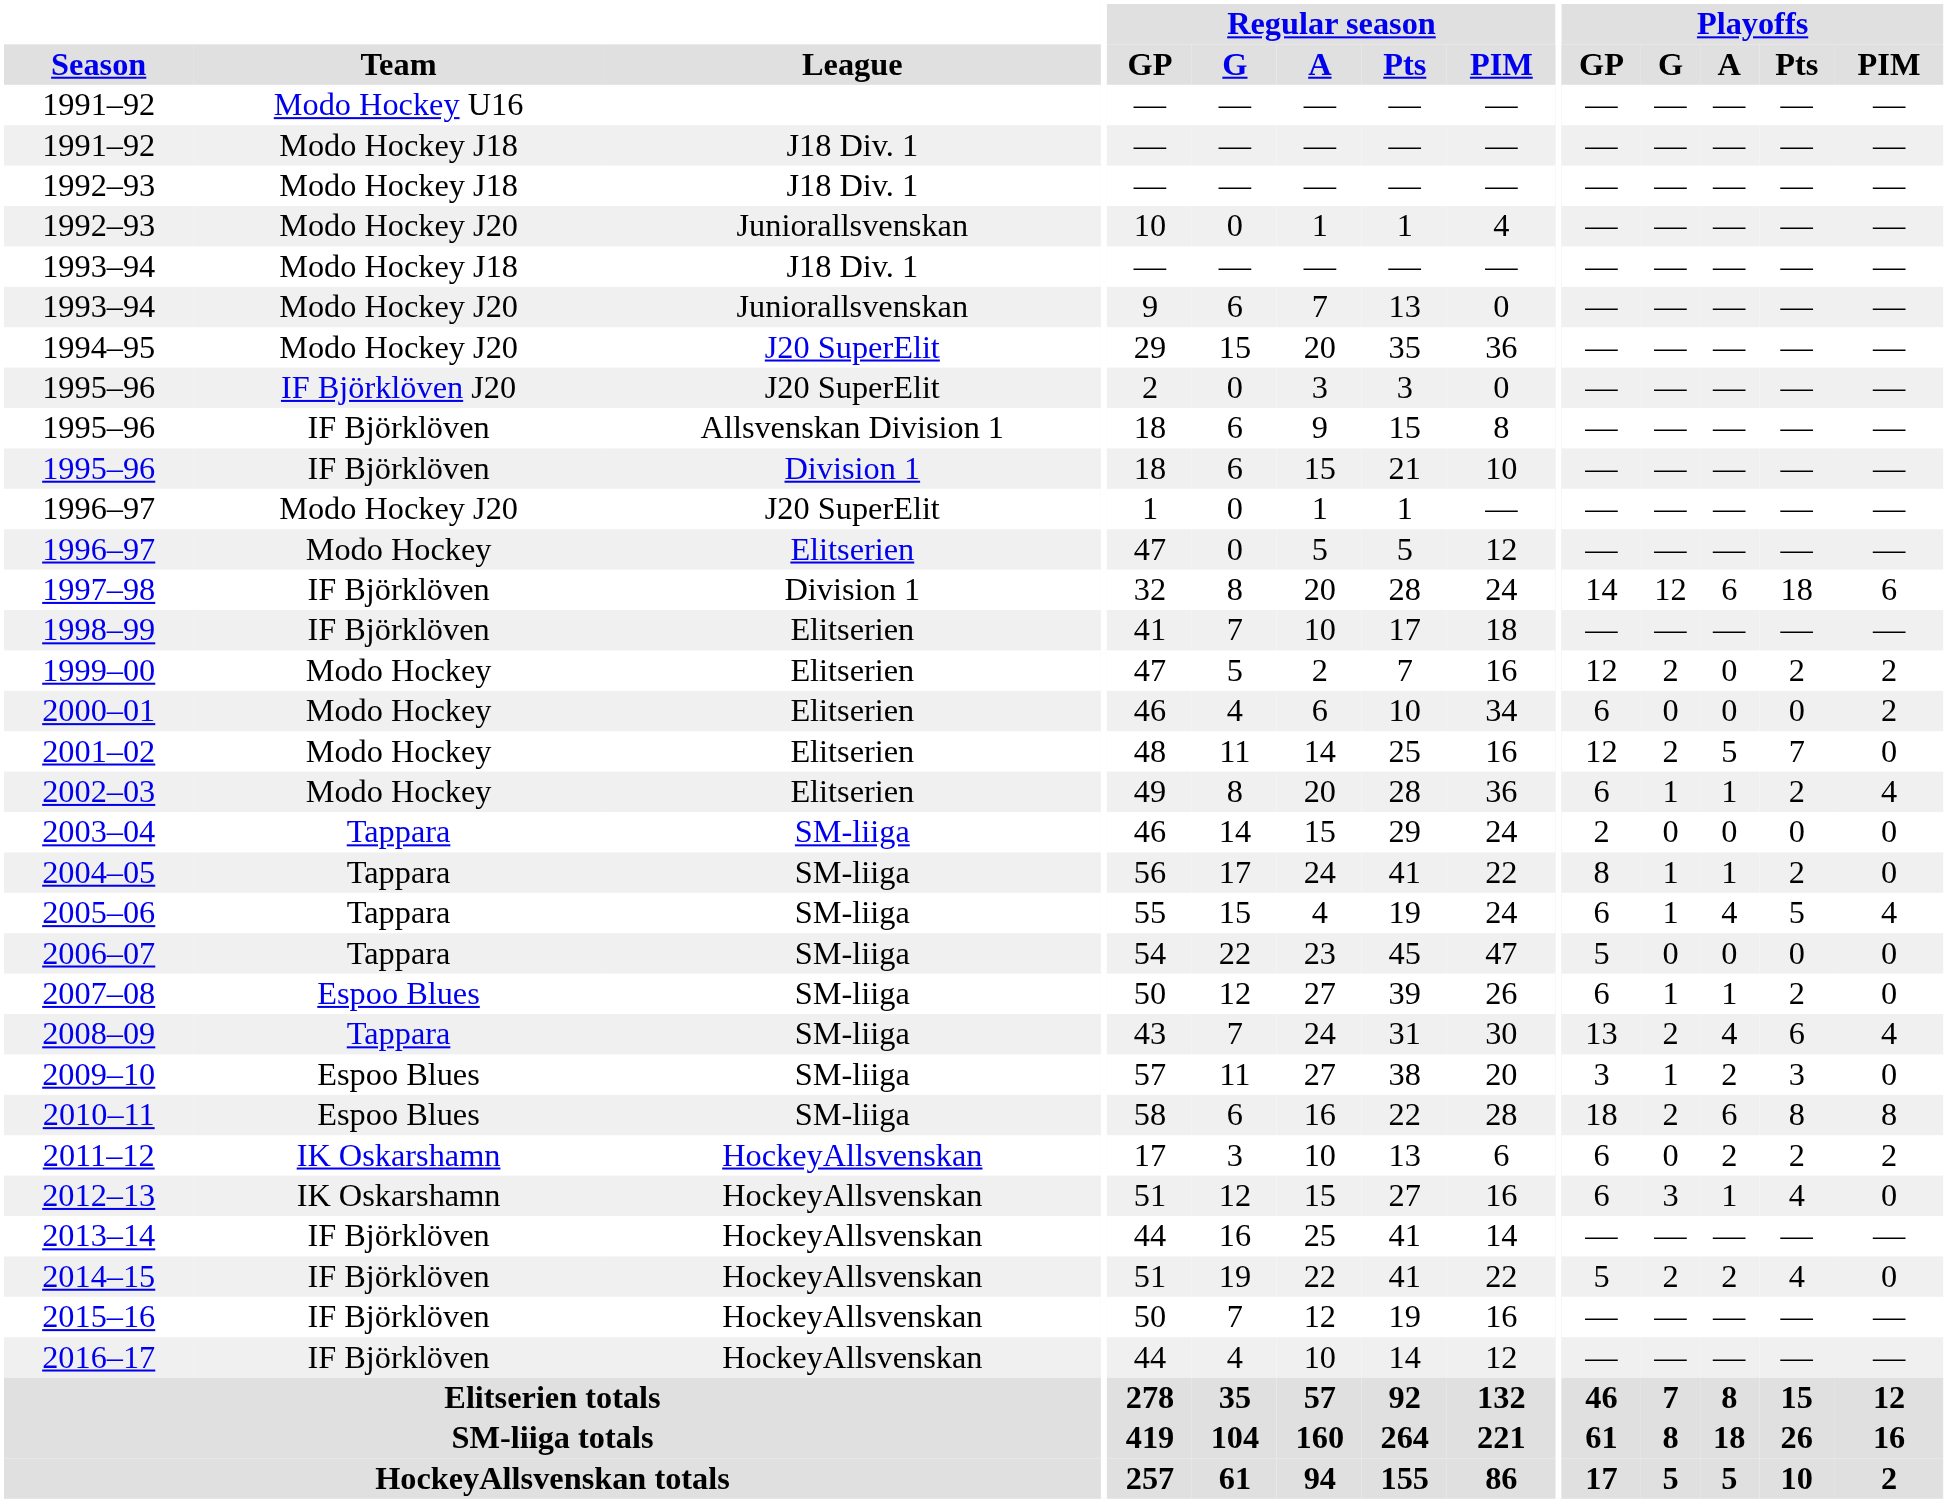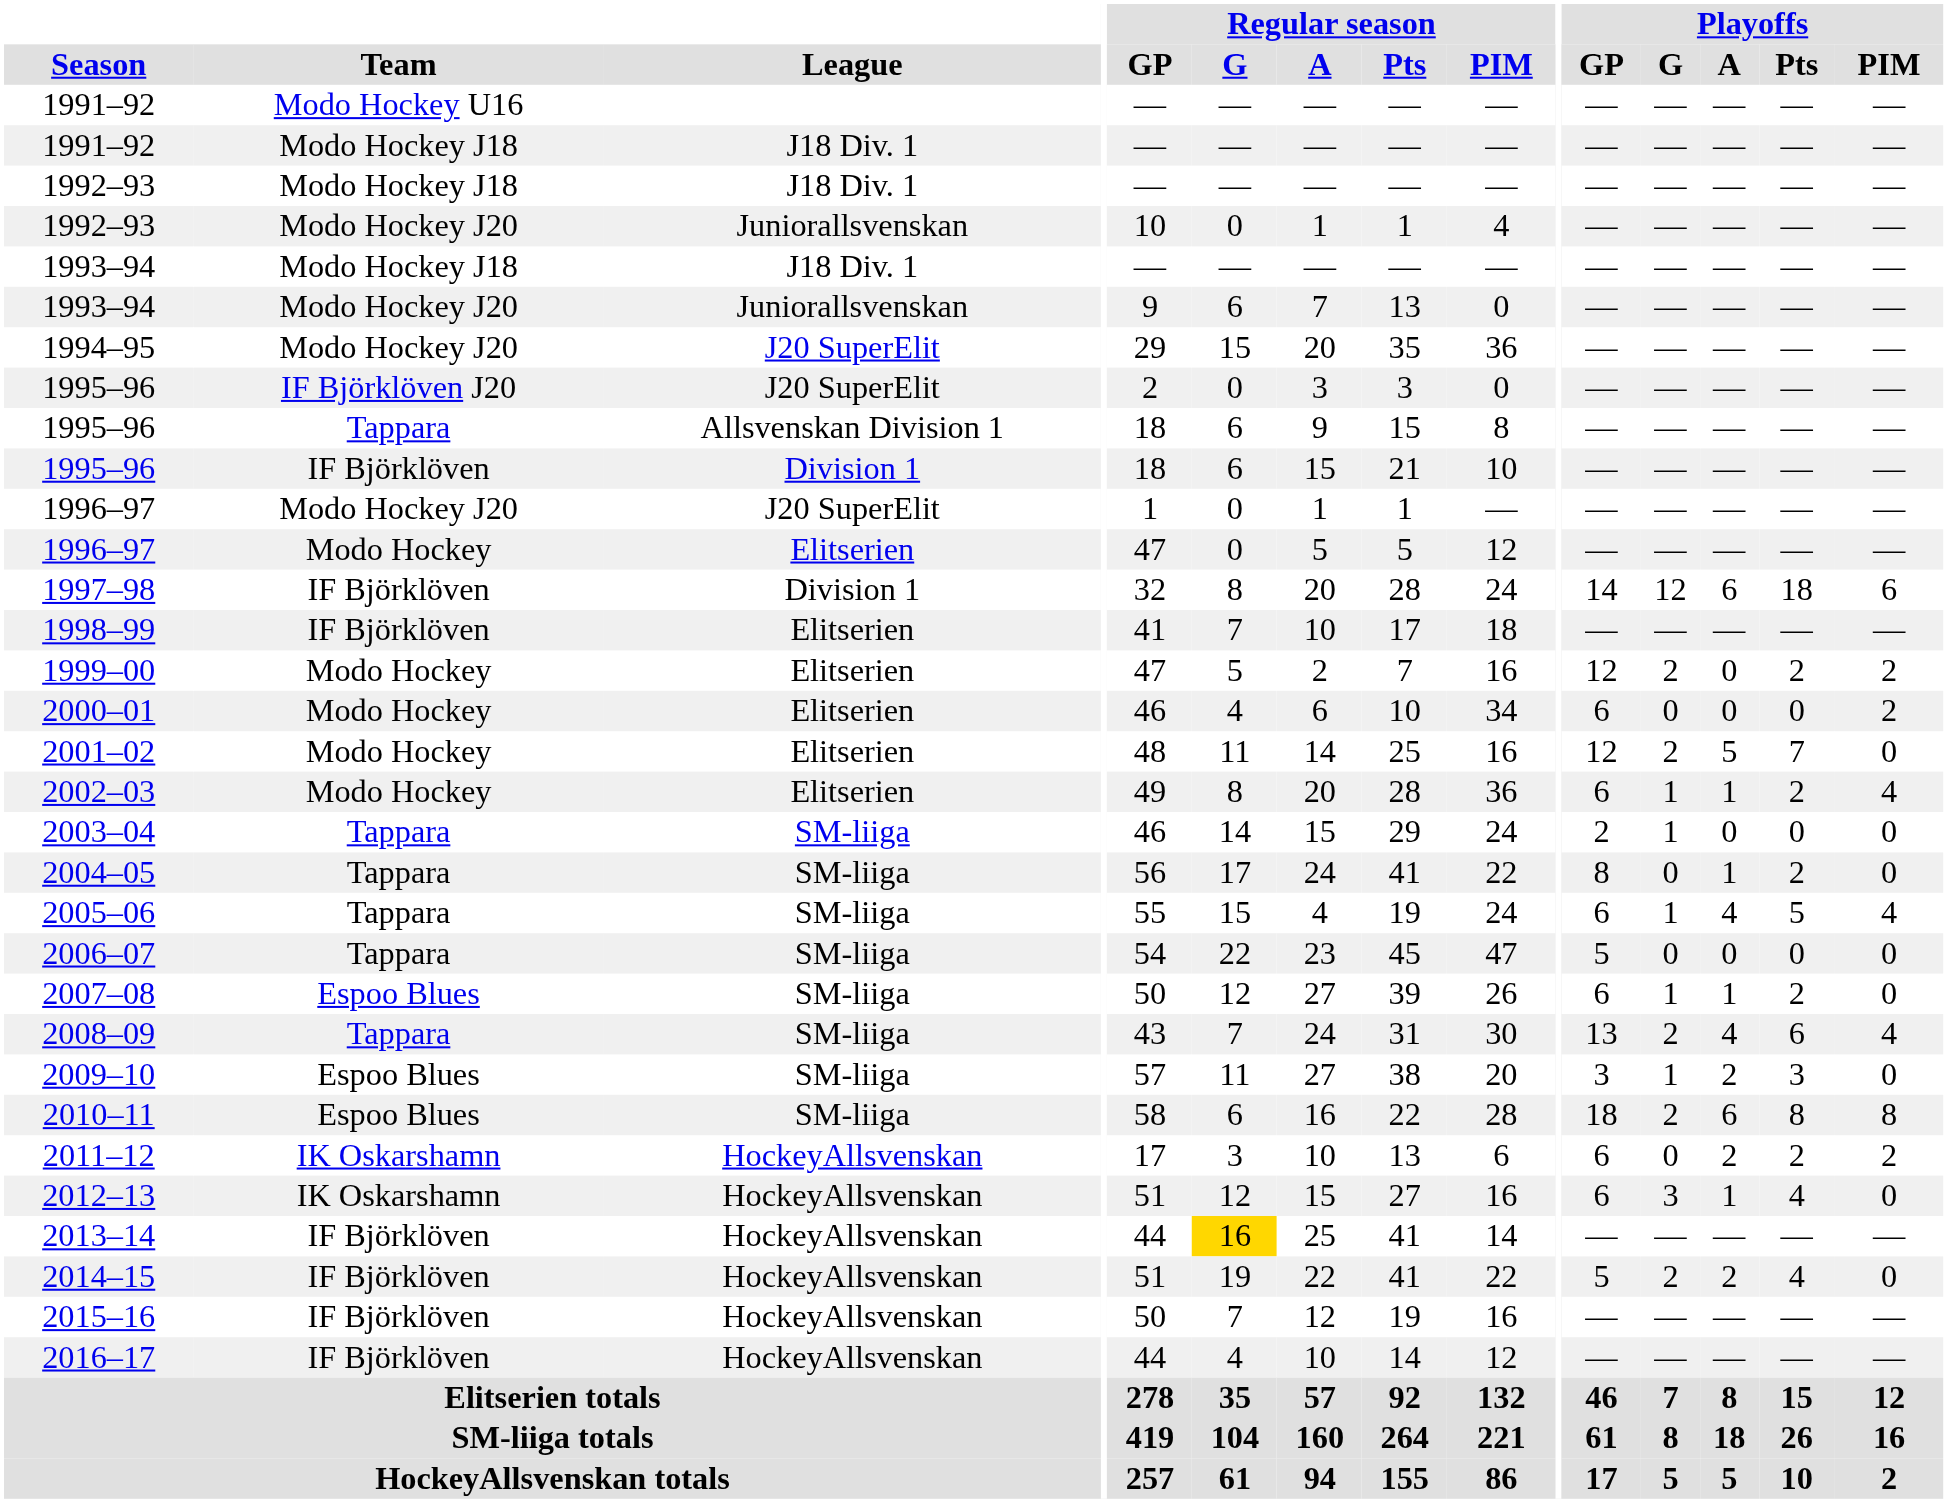(399, 427) IF Björklöven -> (399, 427) Tappara
(1670, 831) 0 -> (1670, 831) 1
(1670, 872) 1 -> (1670, 872) 0
(1235, 1235) no background -> (1235, 1235) gold background
